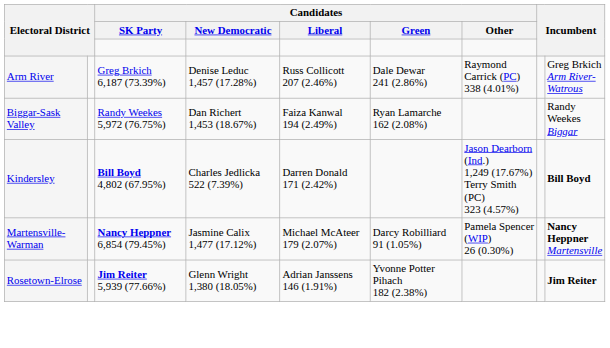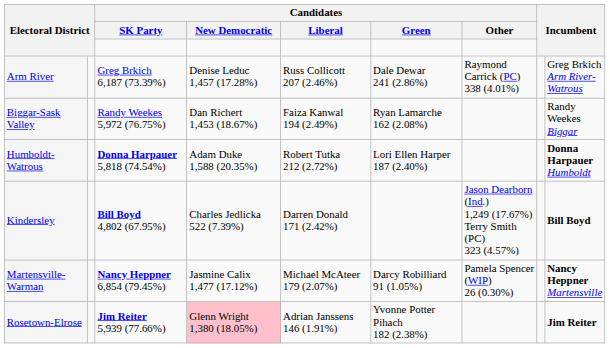+ row: (31, 160)
(222, 280) no background -> (223, 322) pink background
